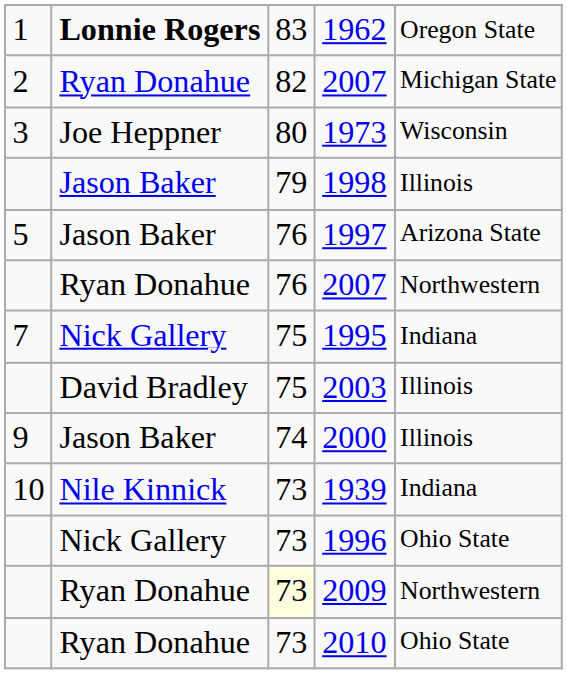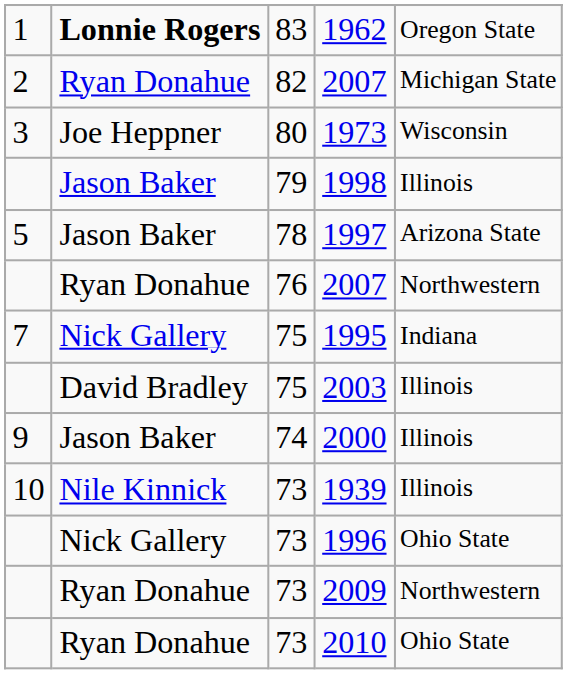(291, 234) 76 -> (291, 234) 78
(439, 489) Indiana -> (437, 489) Illinois
(291, 591) lightyellow background -> (291, 591) no background
